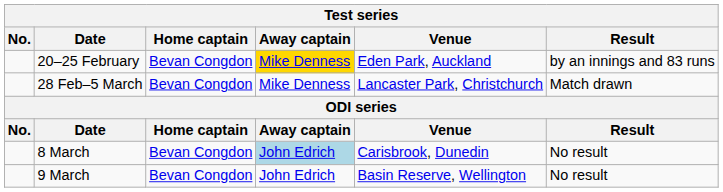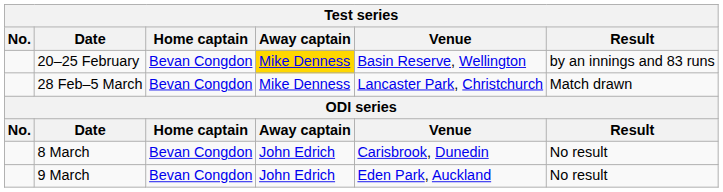(424, 61) Eden Park, Auckland -> (442, 61) Basin Reserve, Wellington
(297, 152) lightblue background -> (297, 152) no background
(442, 175) Basin Reserve, Wellington -> (424, 175) Eden Park, Auckland
